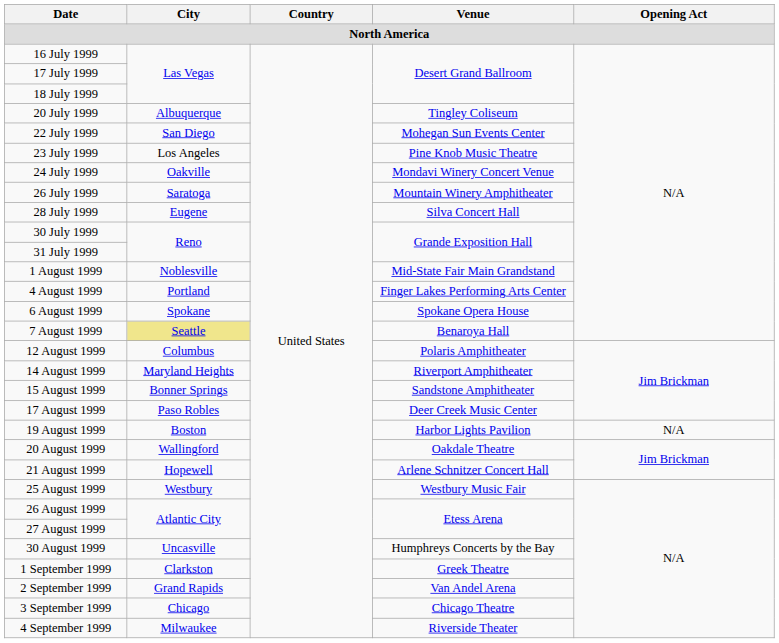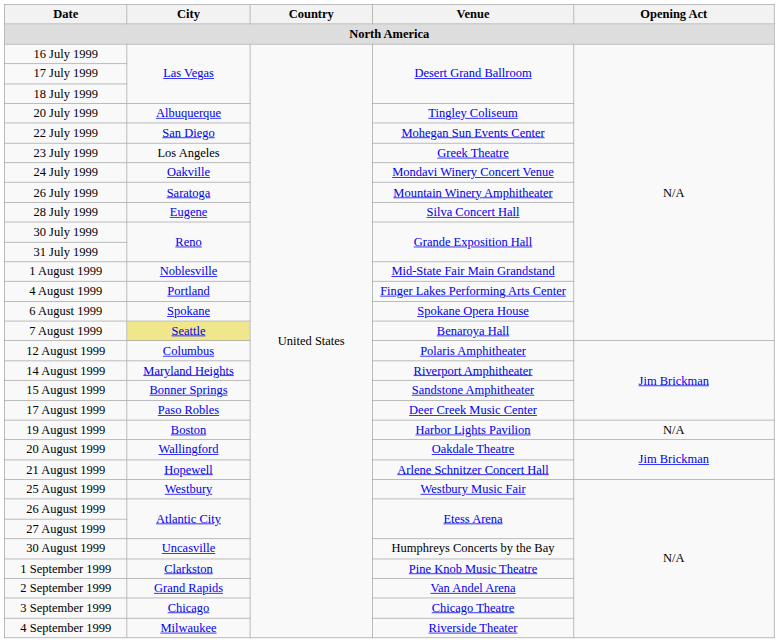(473, 152) Pine Knob Music Theatre -> (473, 152) Greek Theatre
(473, 568) Greek Theatre -> (473, 568) Pine Knob Music Theatre
